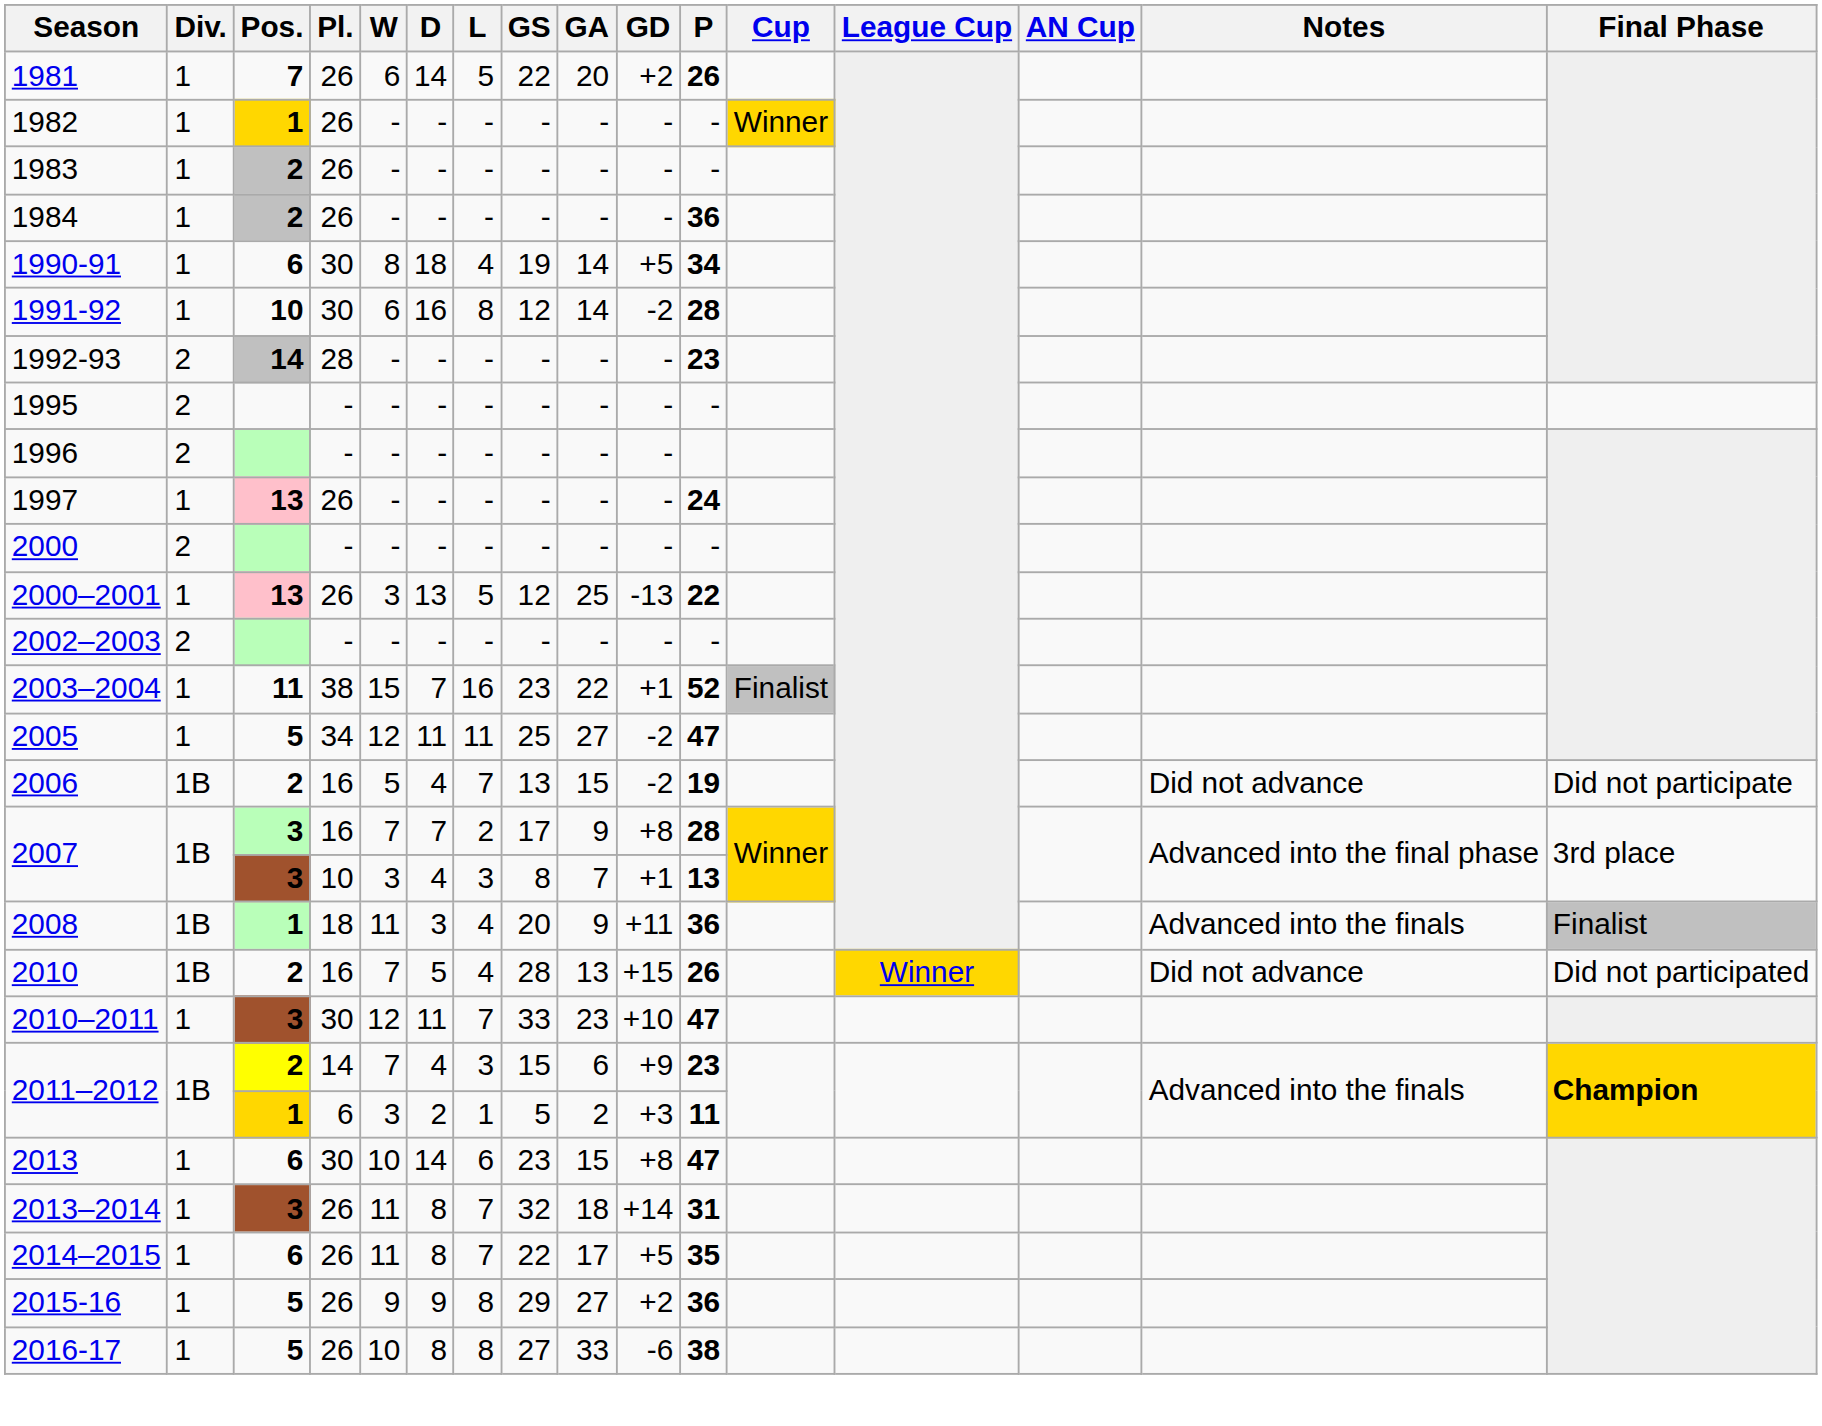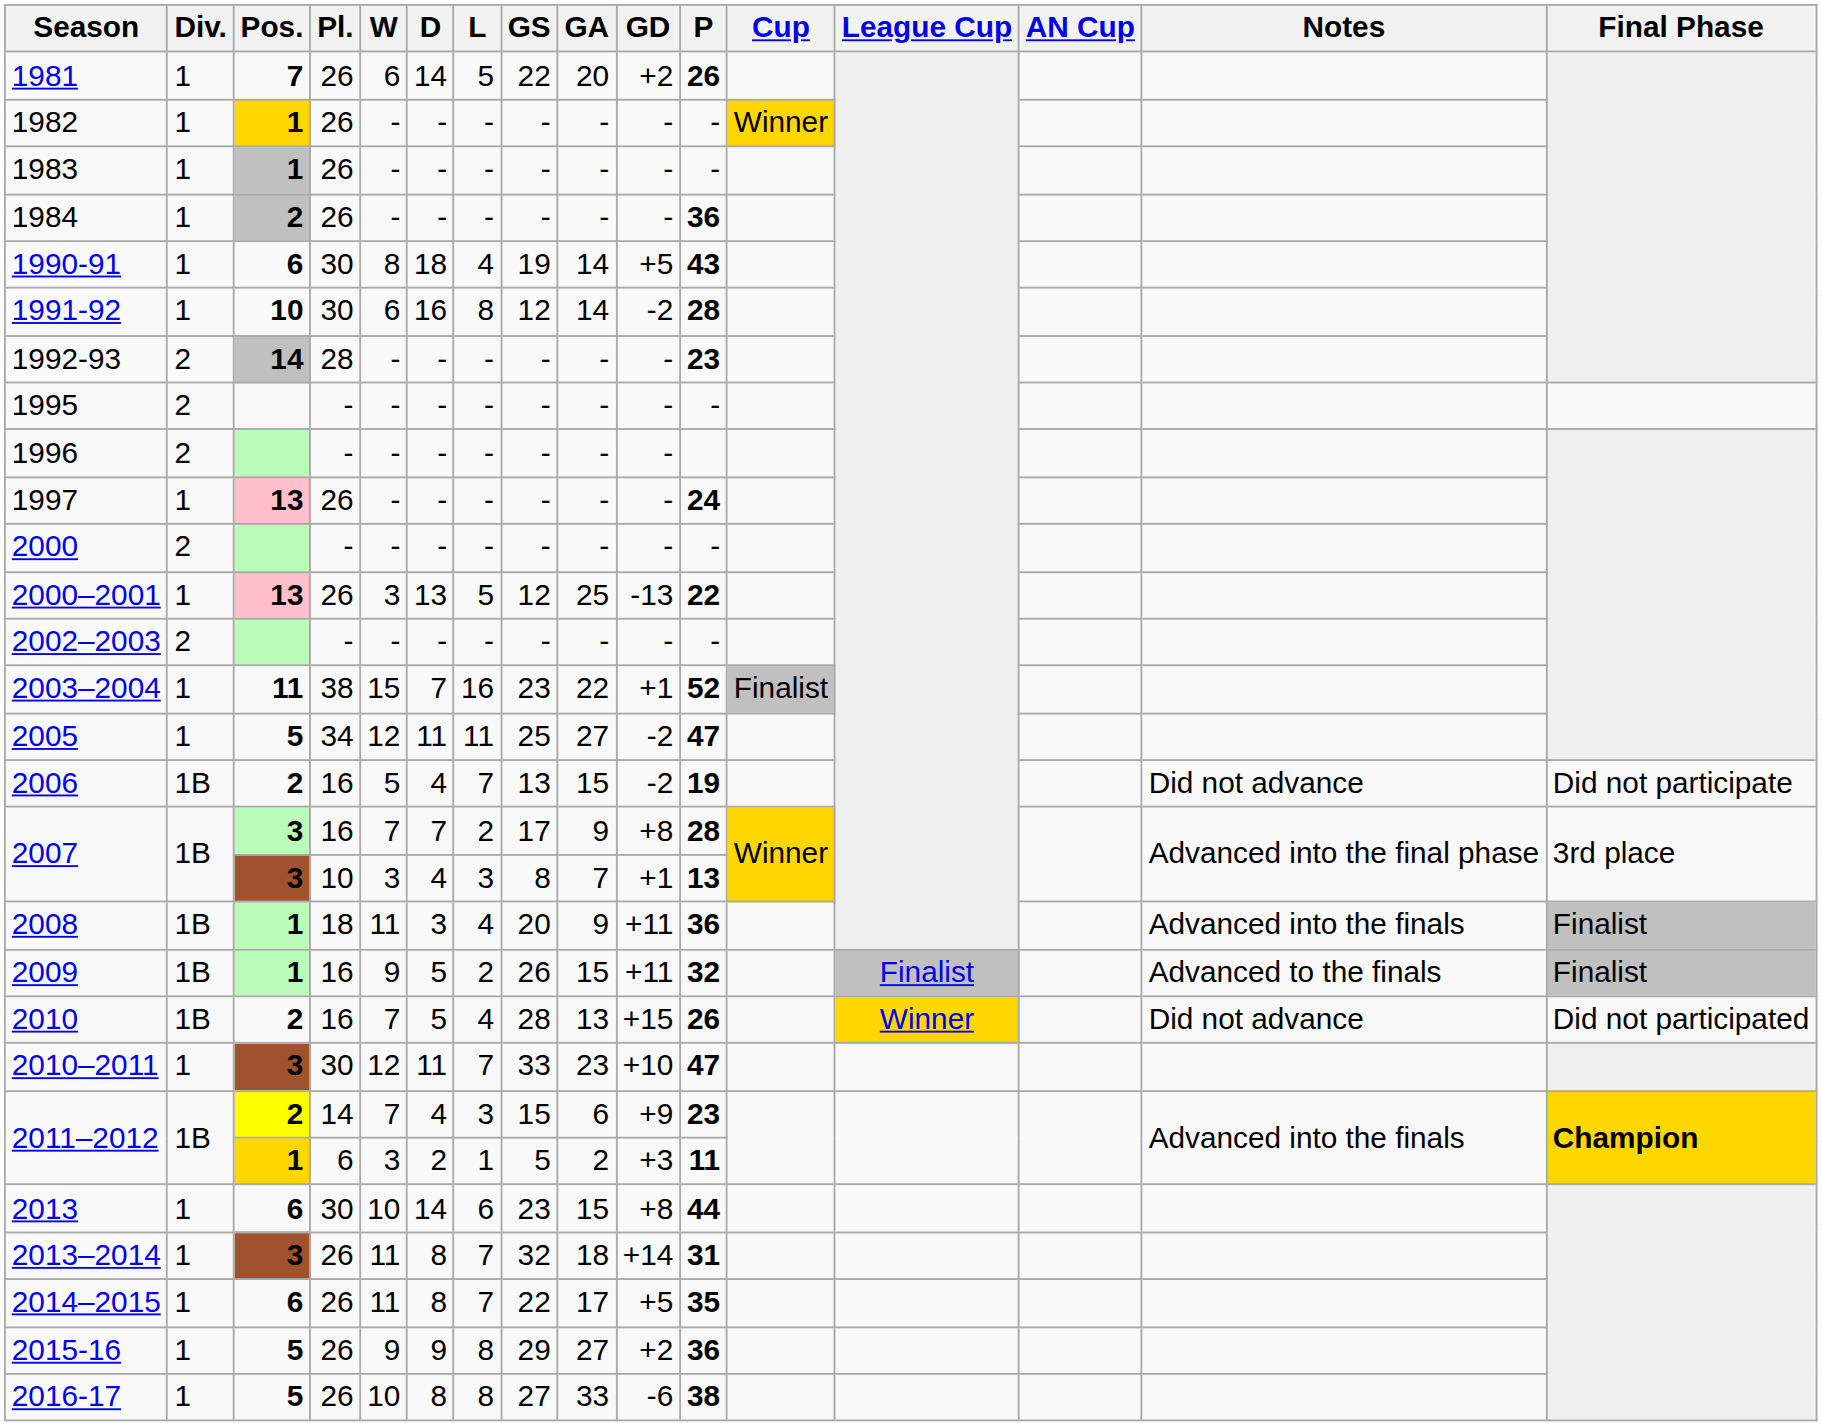(295, 169) 2 -> (295, 169) 1
(704, 264) 34 -> (704, 264) 43
+ row: (45, 972)
(704, 1160) 47 -> (704, 1208) 44
